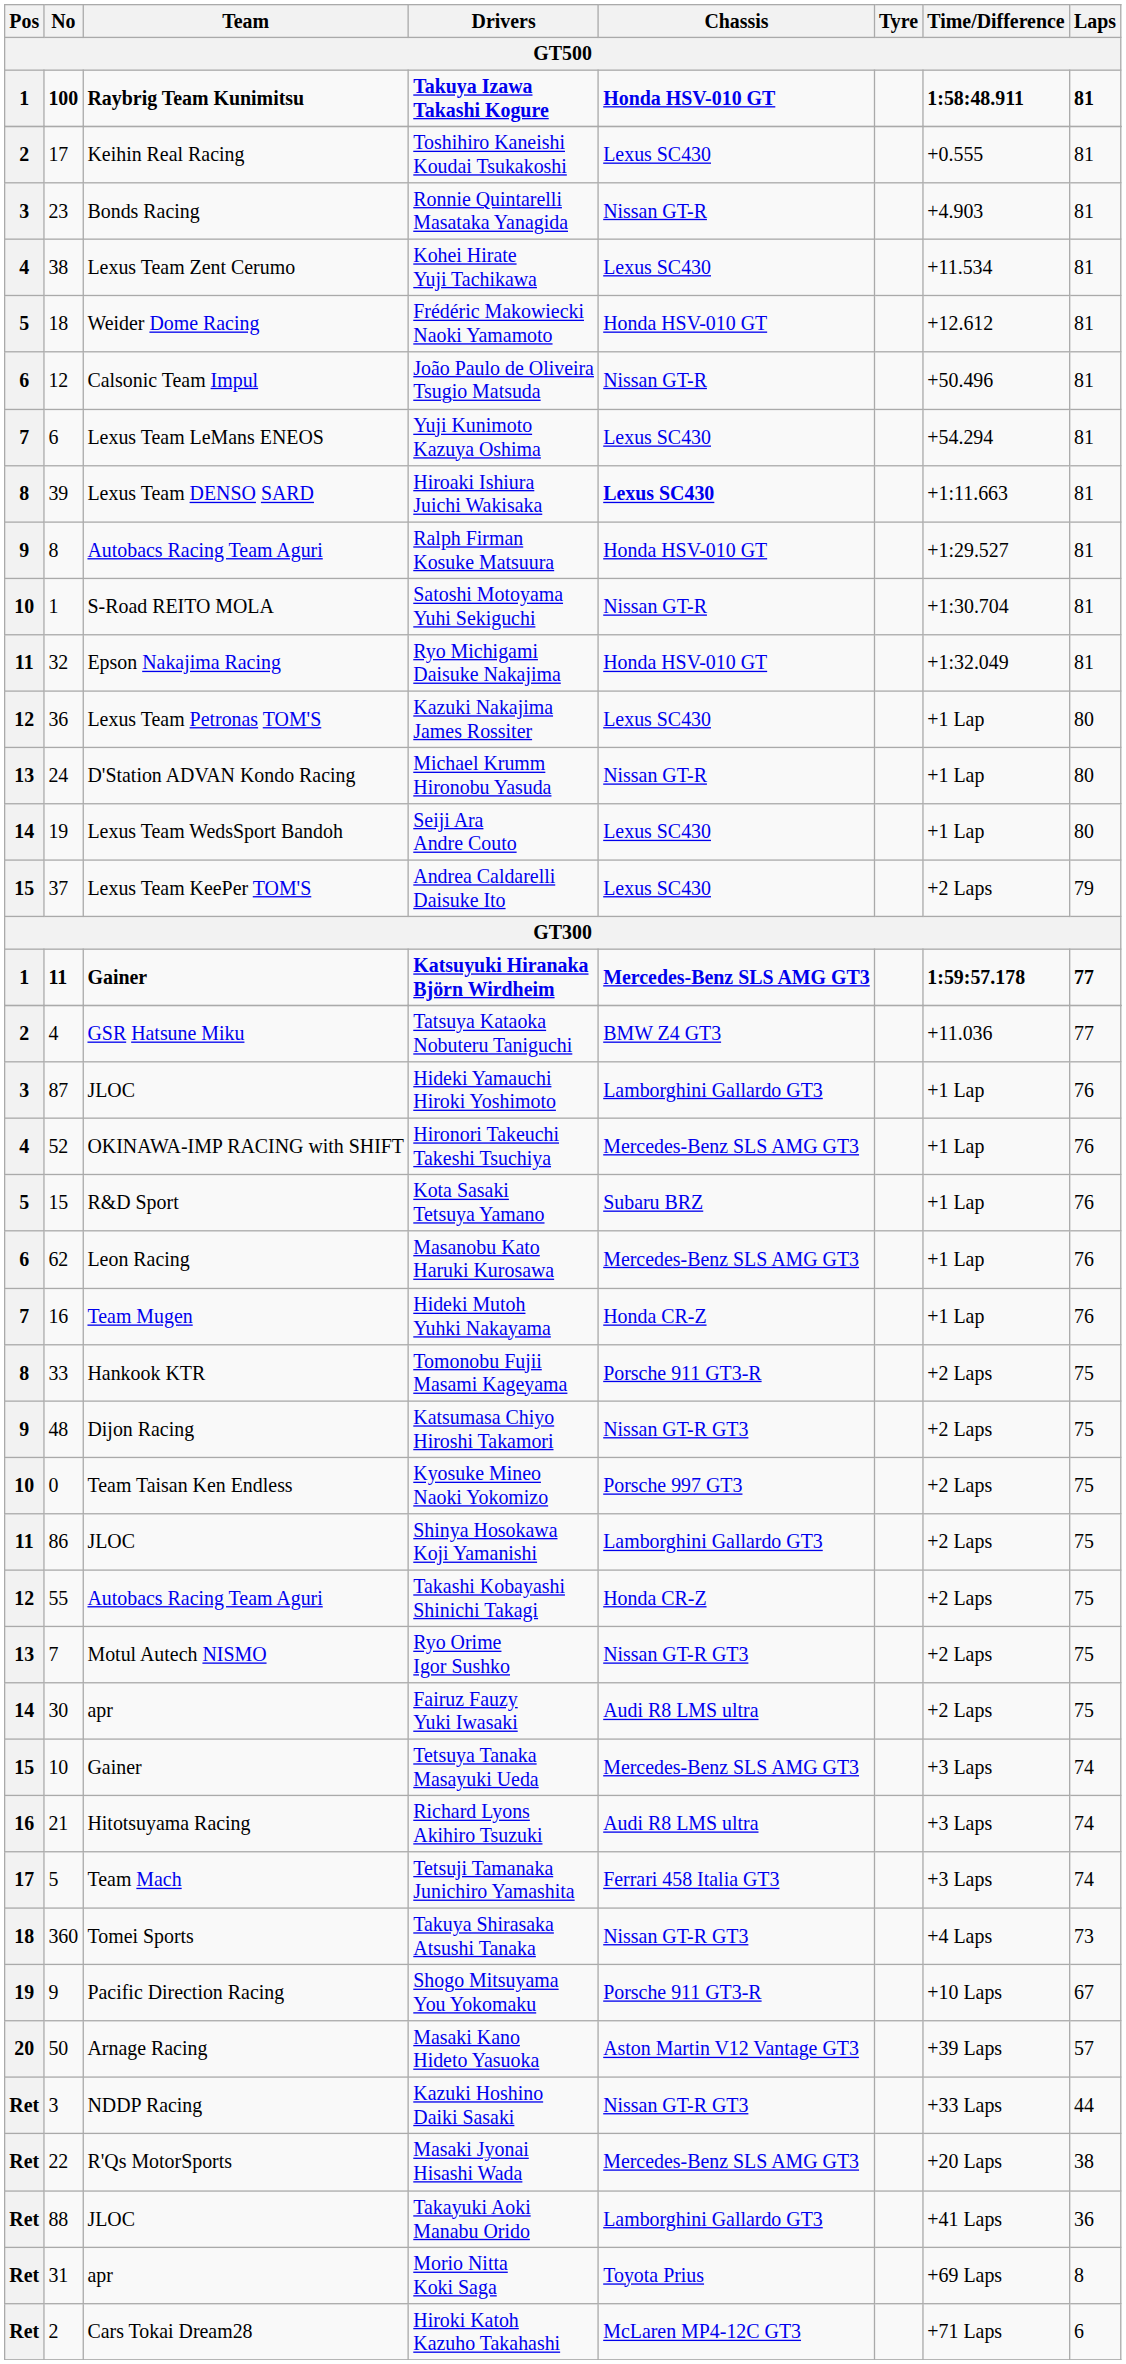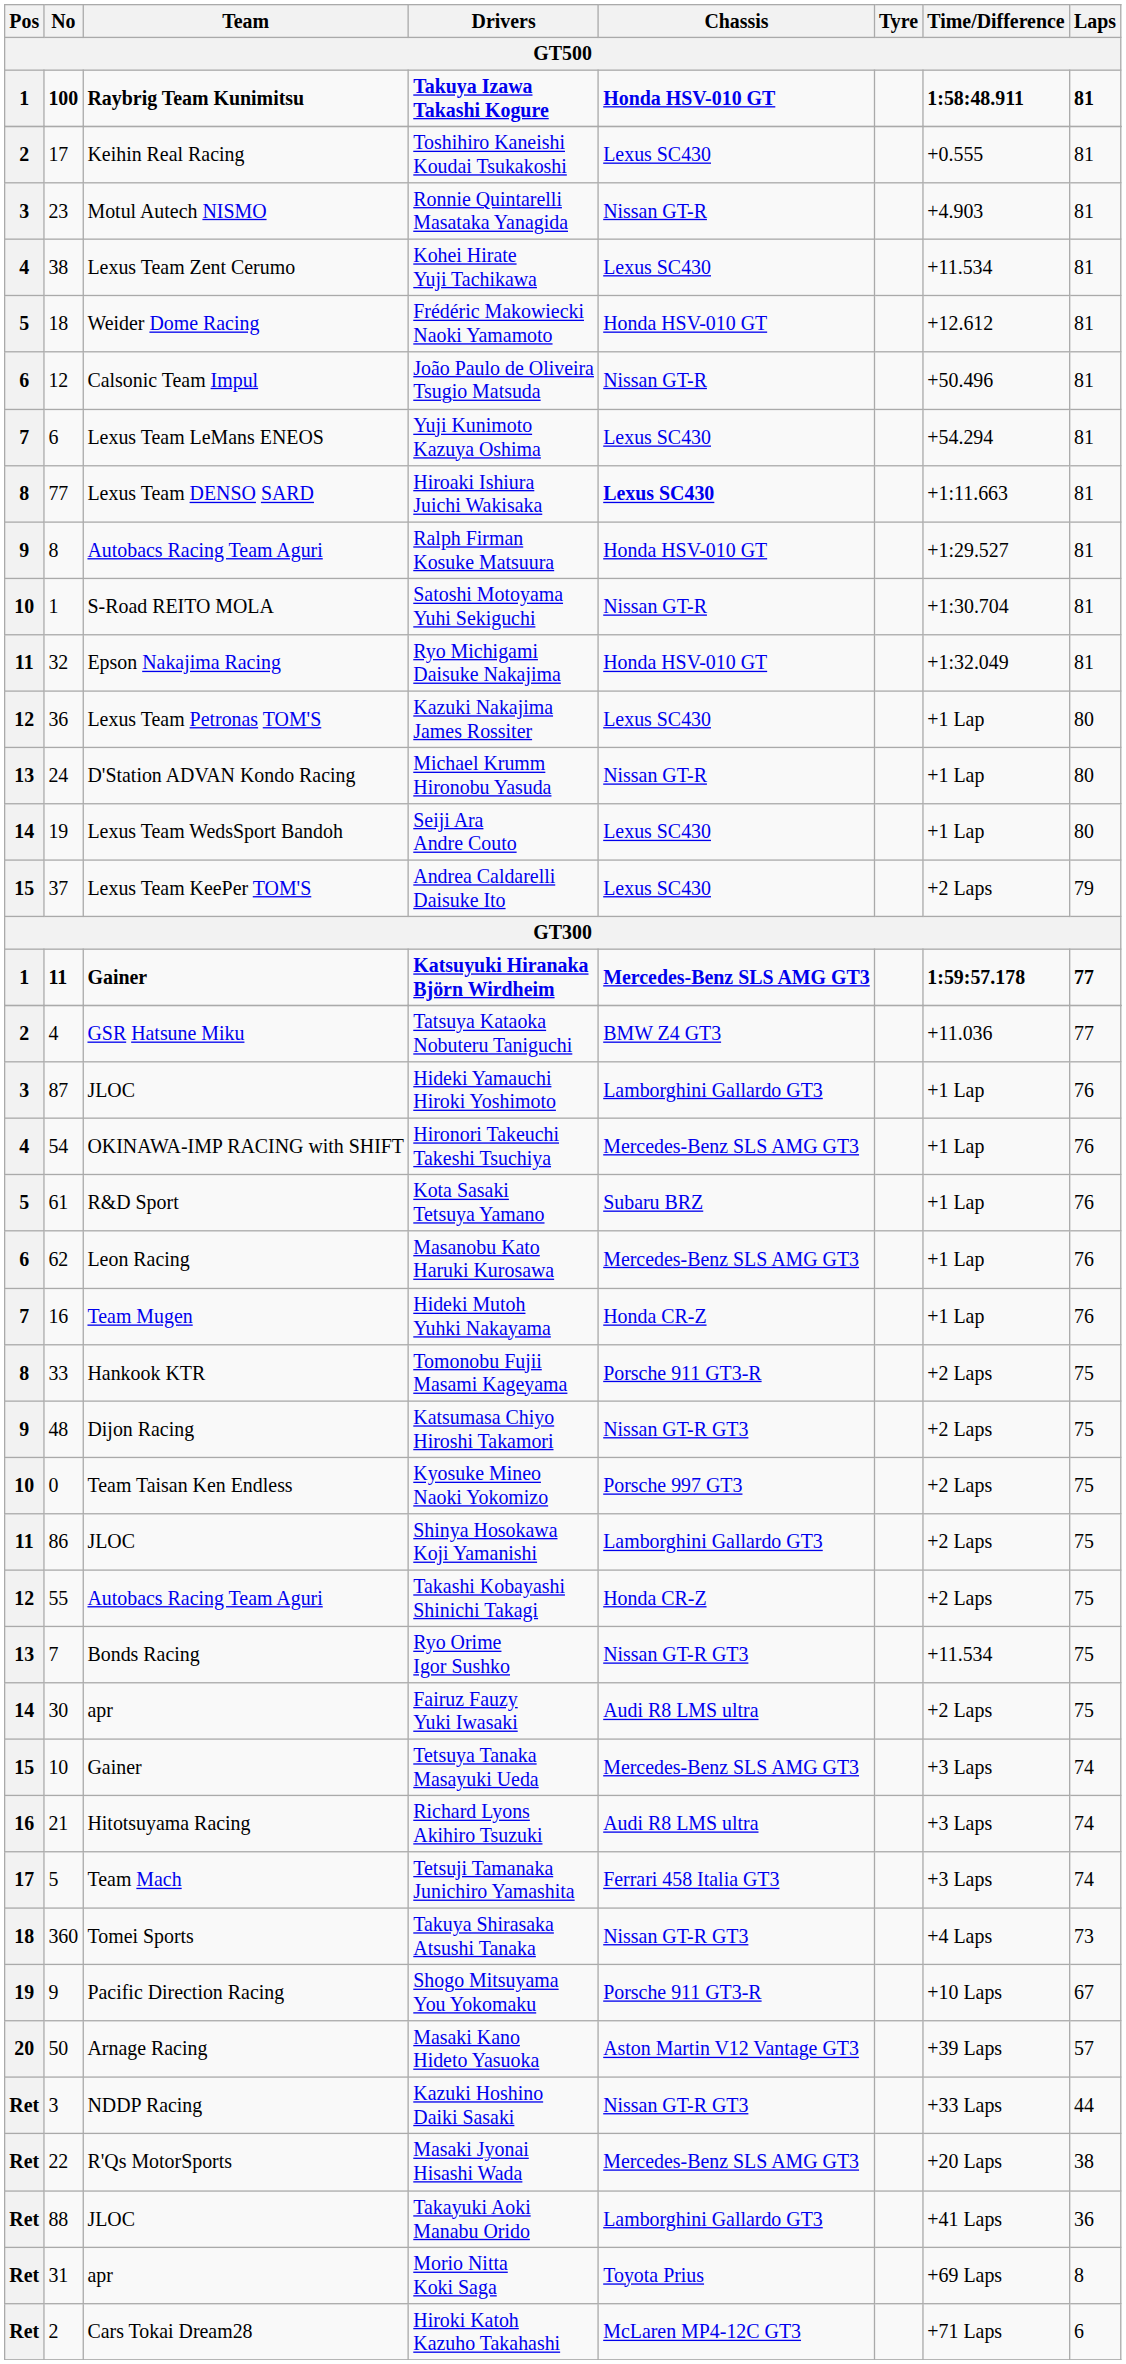(144, 211) Bonds Racing -> (177, 211) Motul Autech NISMO
(58, 493) 39 -> (58, 493) 77
(58, 1146) 52 -> (58, 1146) 54
(58, 1203) 15 -> (58, 1203) 61
(177, 1654) Motul Autech NISMO -> (144, 1654) Bonds Racing
(960, 1654) +2 Laps -> (960, 1654) +11.534
